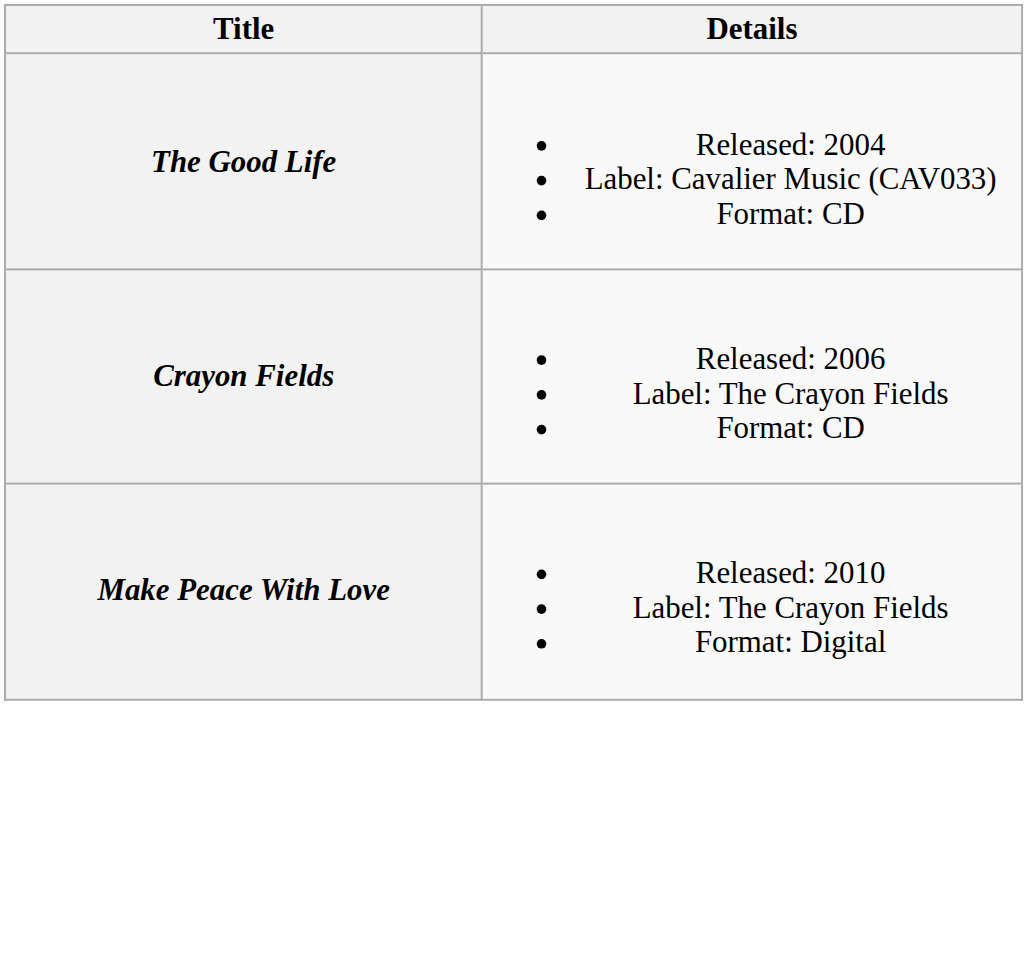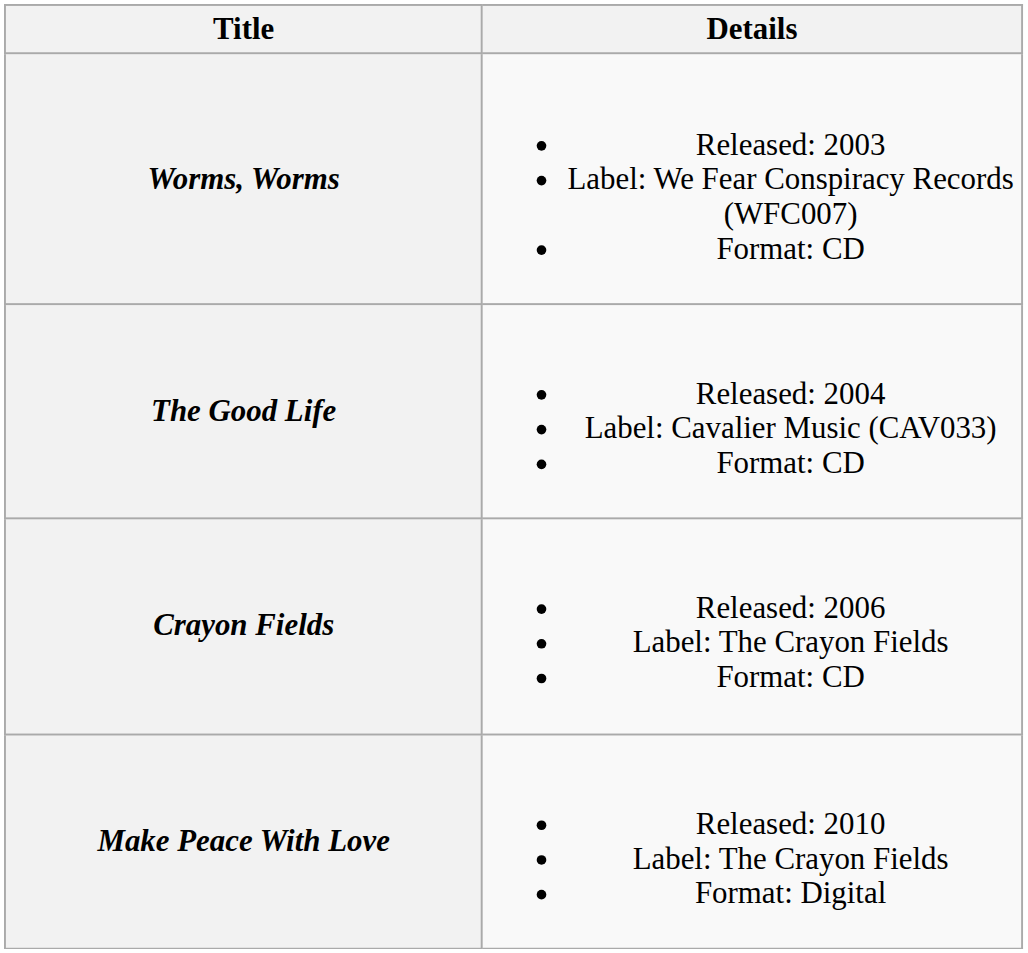+ row: (244, 178)
